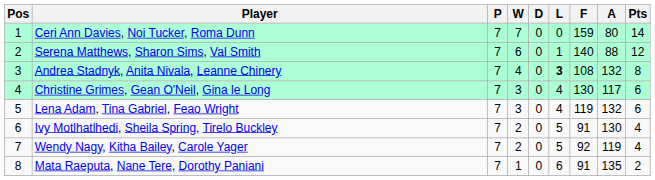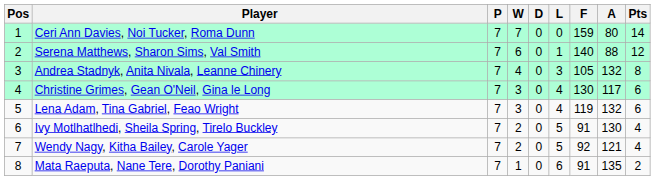(559, 71) bold -> (559, 71) normal
(584, 71) 108 -> (584, 71) 105
(612, 147) 119 -> (612, 147) 121
